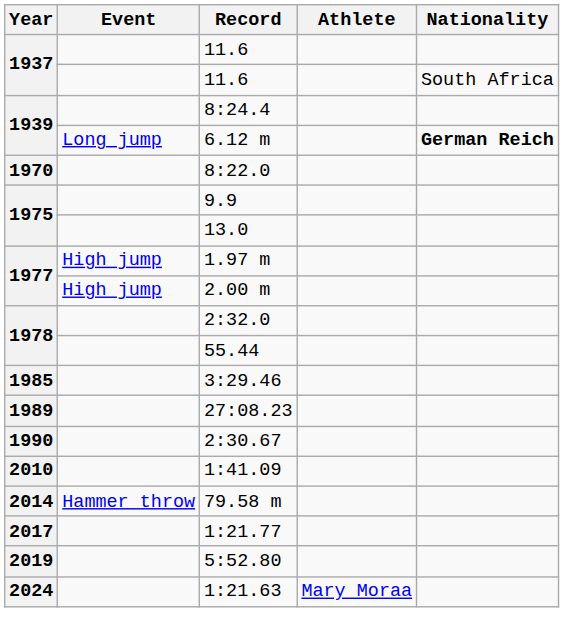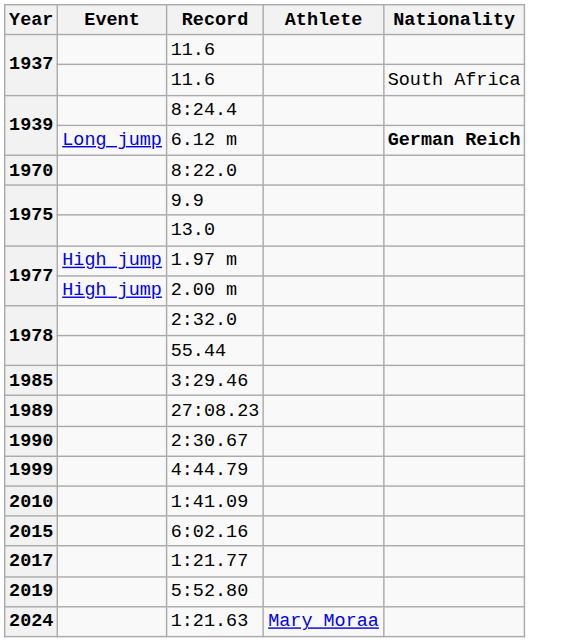+ row: (31, 471)
- row: (31, 501)
+ row: (31, 531)
